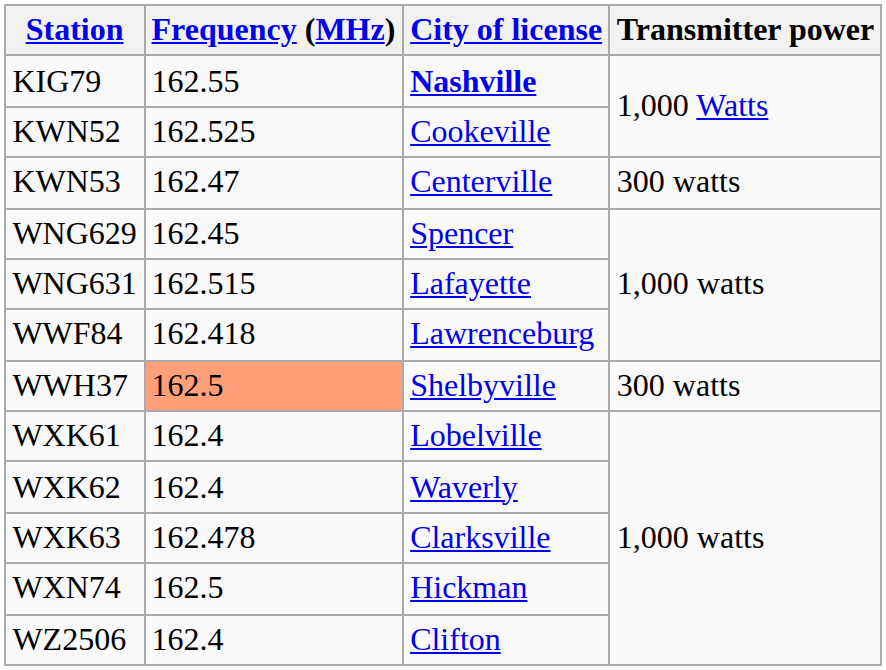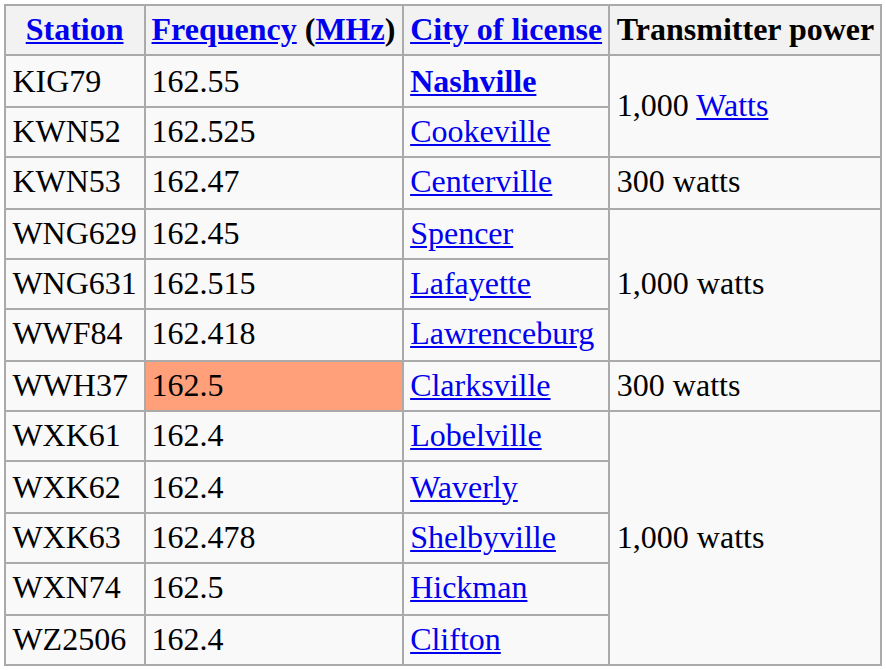(483, 385) Shelbyville -> (480, 385) Clarksville
(480, 537) Clarksville -> (483, 537) Shelbyville
